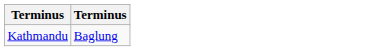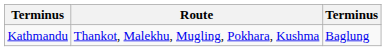+ column: (197, 14)
